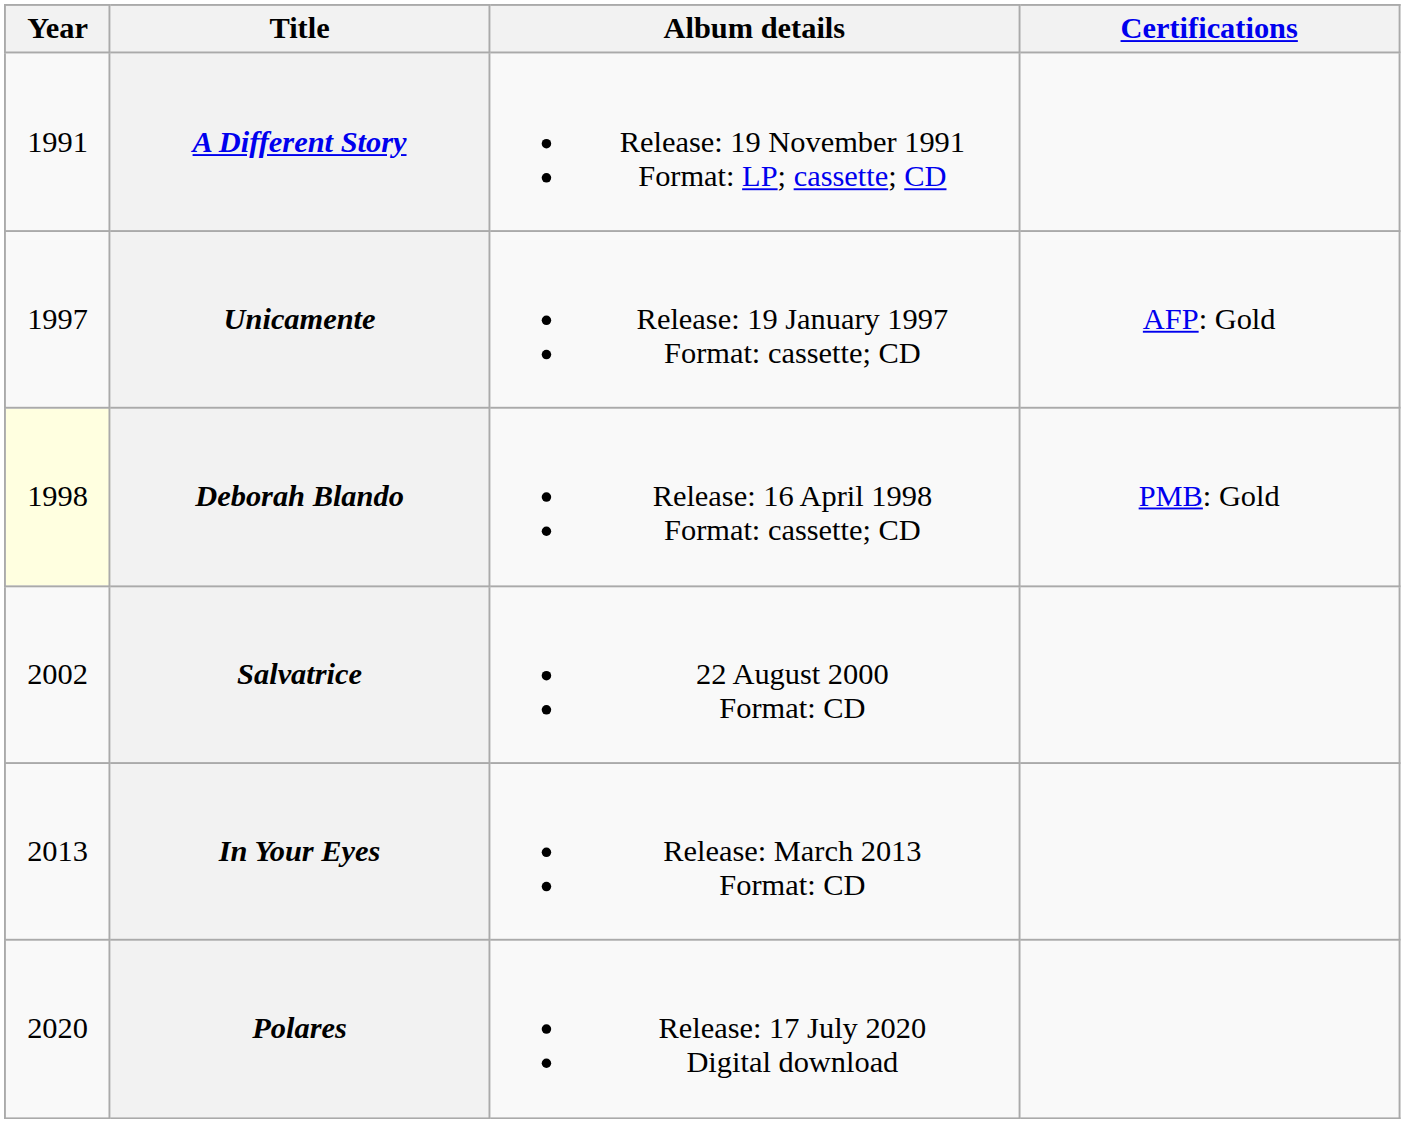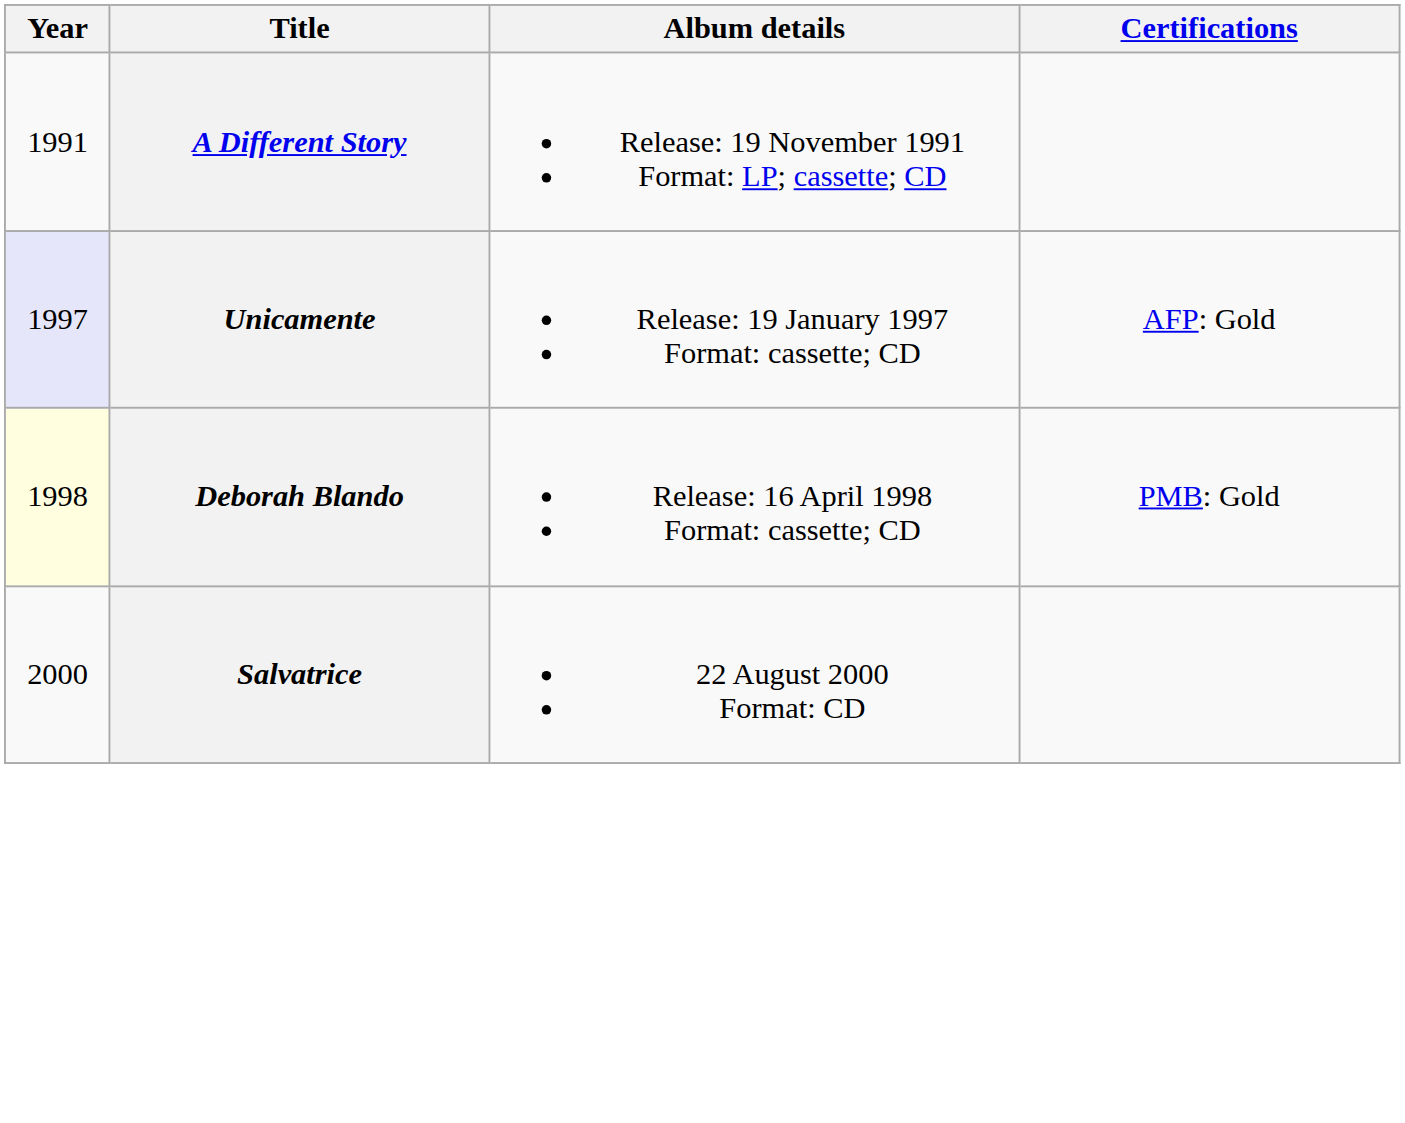(58, 318) no background -> (58, 318) lavender background
(58, 673) 2002 -> (58, 673) 2000
- row: (300, 851)
- row: (300, 1028)
